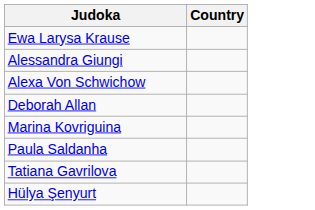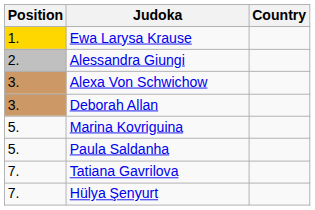+ column: (35, 15)
